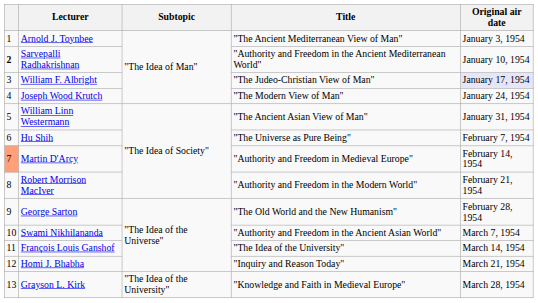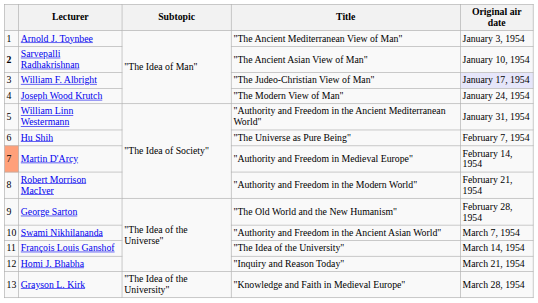(339, 59) "Authority and Freedom in the Ancient Mediterranean World" -> (301, 59) "The Ancient Asian View of Man"
(301, 117) "The Ancient Asian View of Man" -> (339, 117) "Authority and Freedom in the Ancient Mediterranean World"
